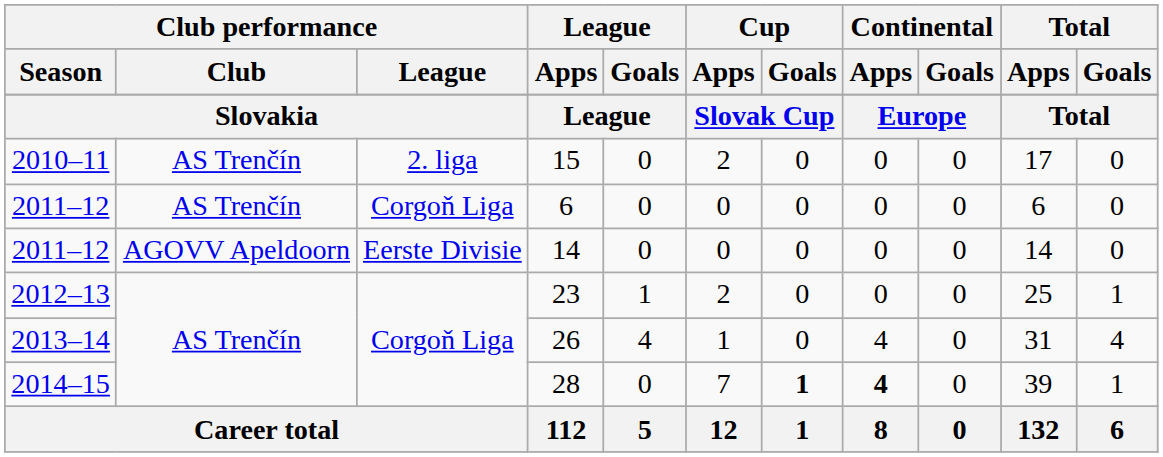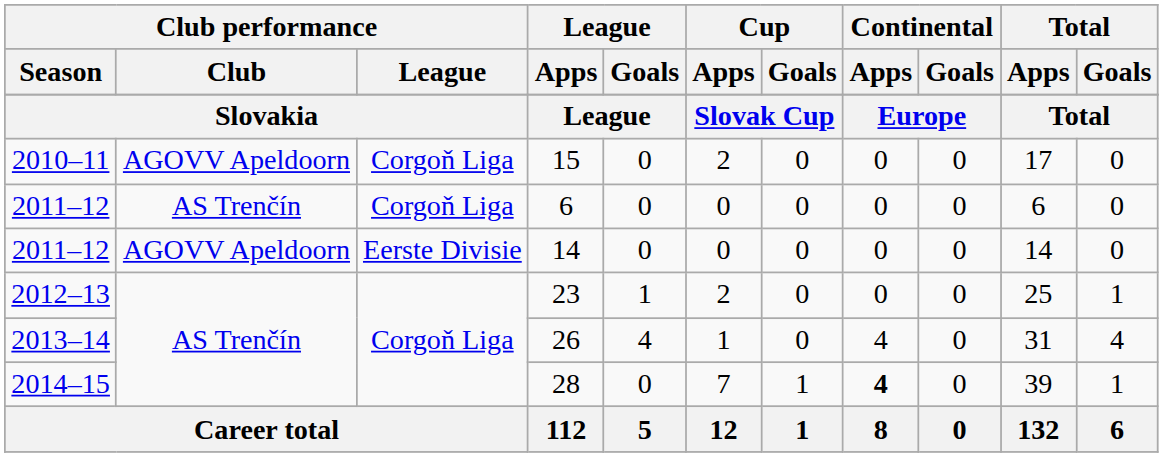(236, 160) AS Trenčín -> (236, 160) AGOVV Apeldoorn
(442, 160) 2. liga -> (442, 160) Corgoň Liga
(802, 384) bold -> (802, 384) normal
